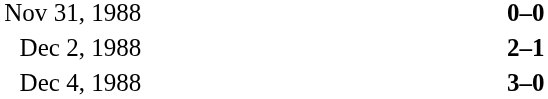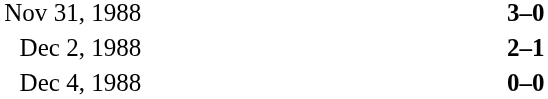(526, 13) 0–0 -> (526, 13) 3–0
(526, 82) 3–0 -> (526, 82) 0–0
